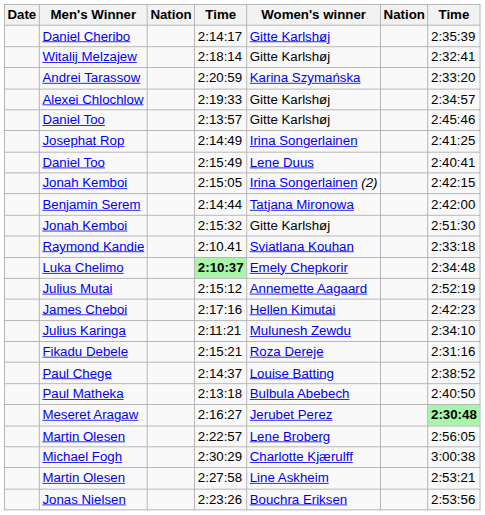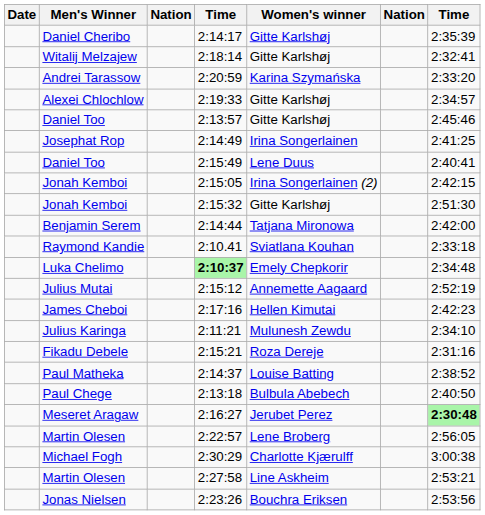rows swapped: (220, 204) <-> (220, 225)
(77, 373) Paul Chege -> (83, 373) Paul Matheka
(83, 394) Paul Matheka -> (77, 394) Paul Chege
